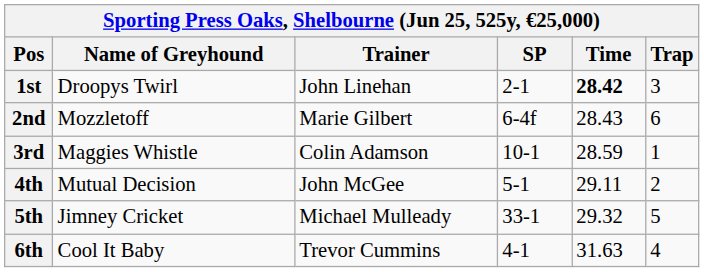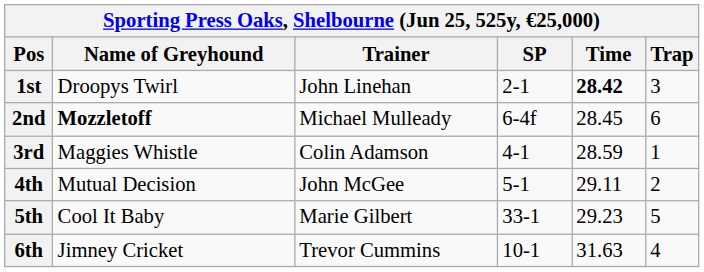(103, 119) normal -> (105, 119) bold
(356, 119) Marie Gilbert -> (375, 119) Michael Mulleady
(600, 119) 28.43 -> (600, 119) 28.45
(521, 151) 10-1 -> (516, 151) 4-1
(120, 217) Jimney Cricket -> (111, 217) Cool It Baby
(375, 217) Michael Mulleady -> (356, 217) Marie Gilbert
(600, 217) 29.32 -> (600, 217) 29.23
(111, 250) Cool It Baby -> (120, 250) Jimney Cricket
(516, 250) 4-1 -> (521, 250) 10-1
